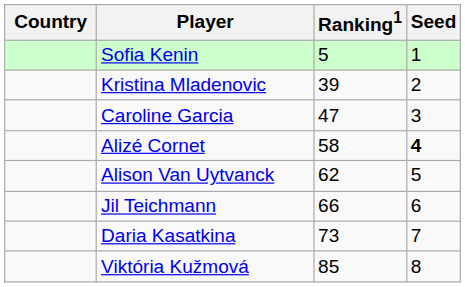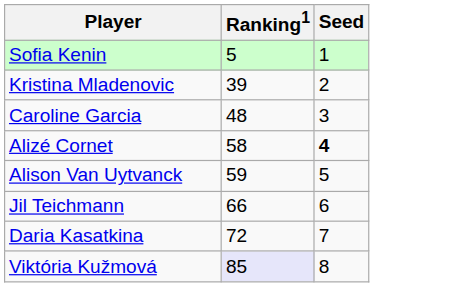- column: (51, 22)
(329, 115) 47 -> (237, 115) 48
(329, 175) 62 -> (237, 175) 59
(329, 236) 73 -> (237, 236) 72
(329, 266) no background -> (237, 266) lavender background
